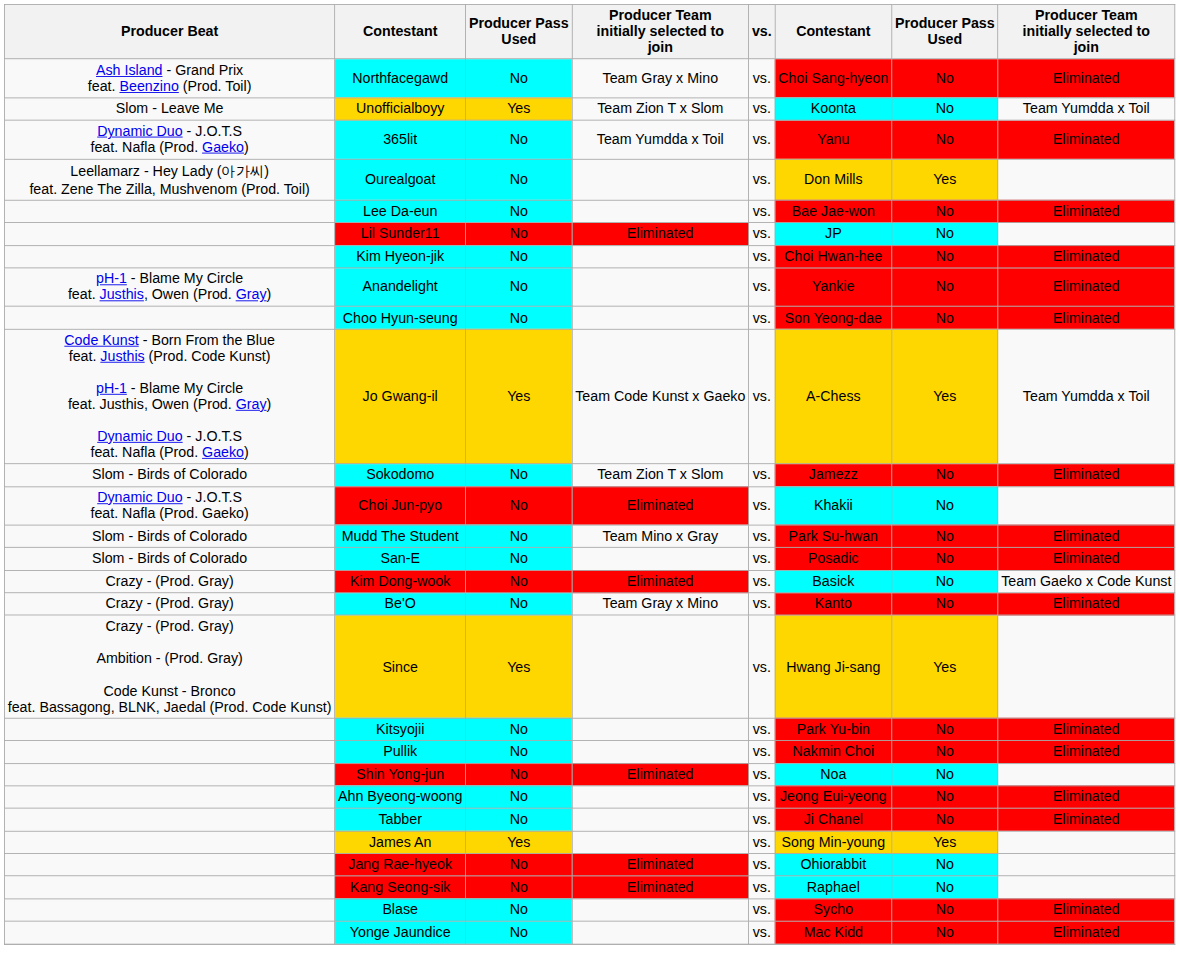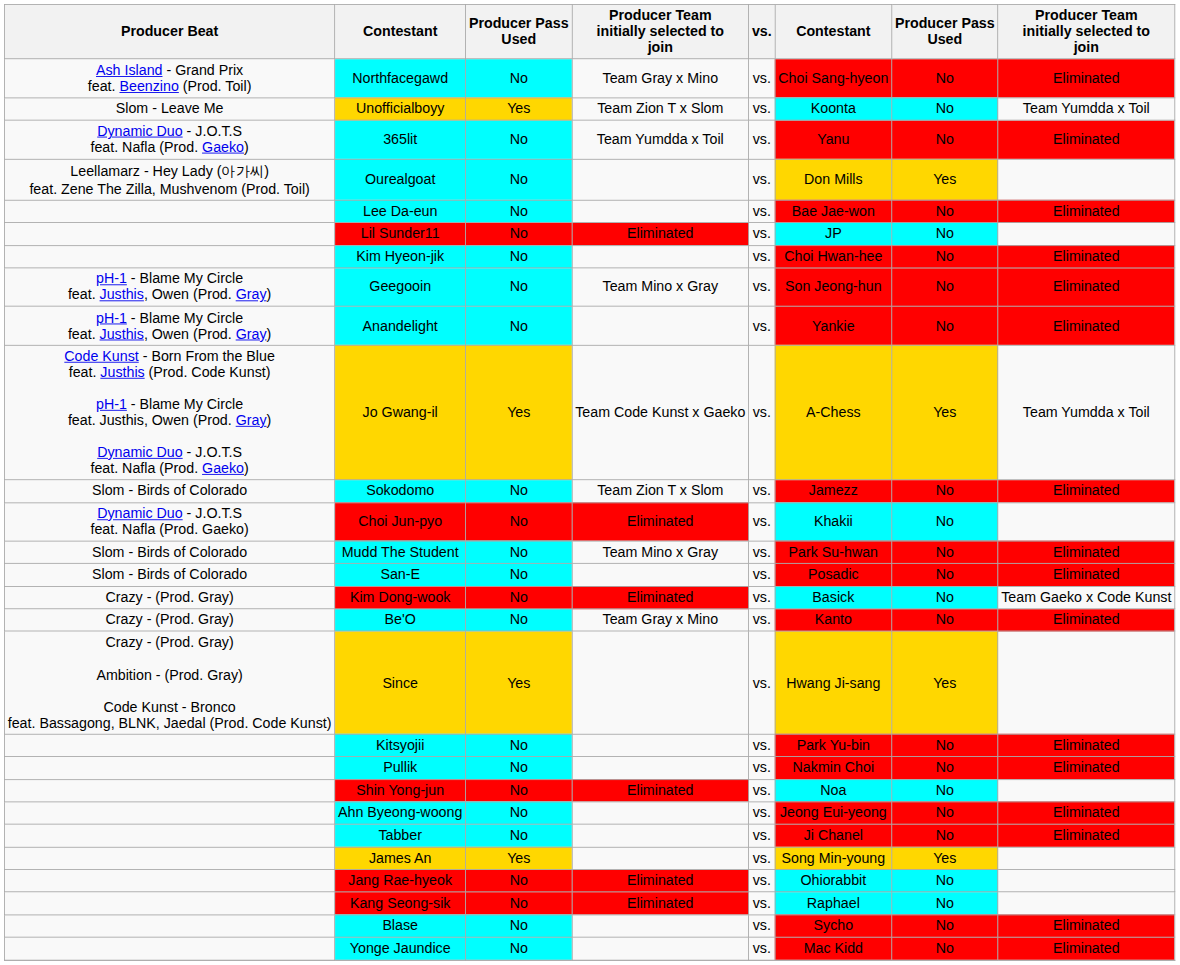+ row: (400, 287)
- row: (400, 317)
